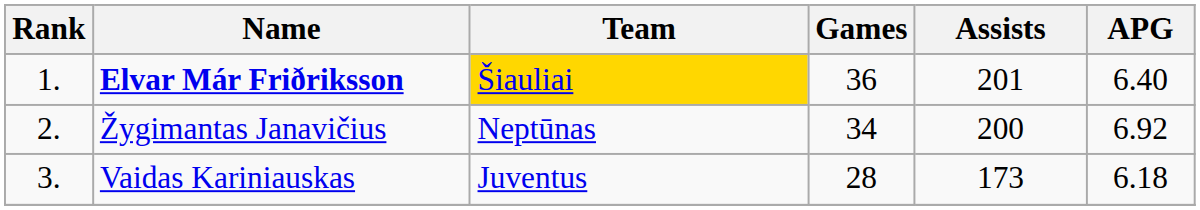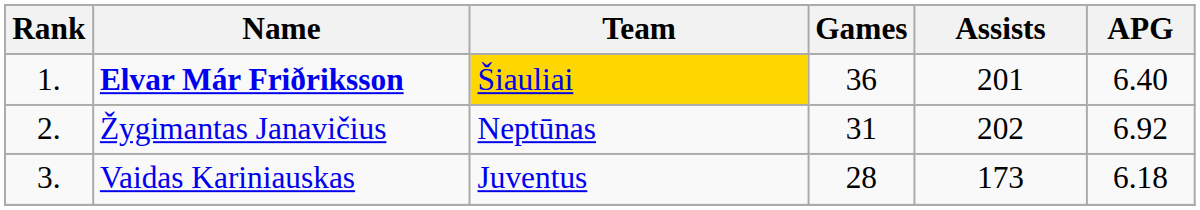(861, 128) 34 -> (861, 128) 31
(1000, 128) 200 -> (1000, 128) 202
